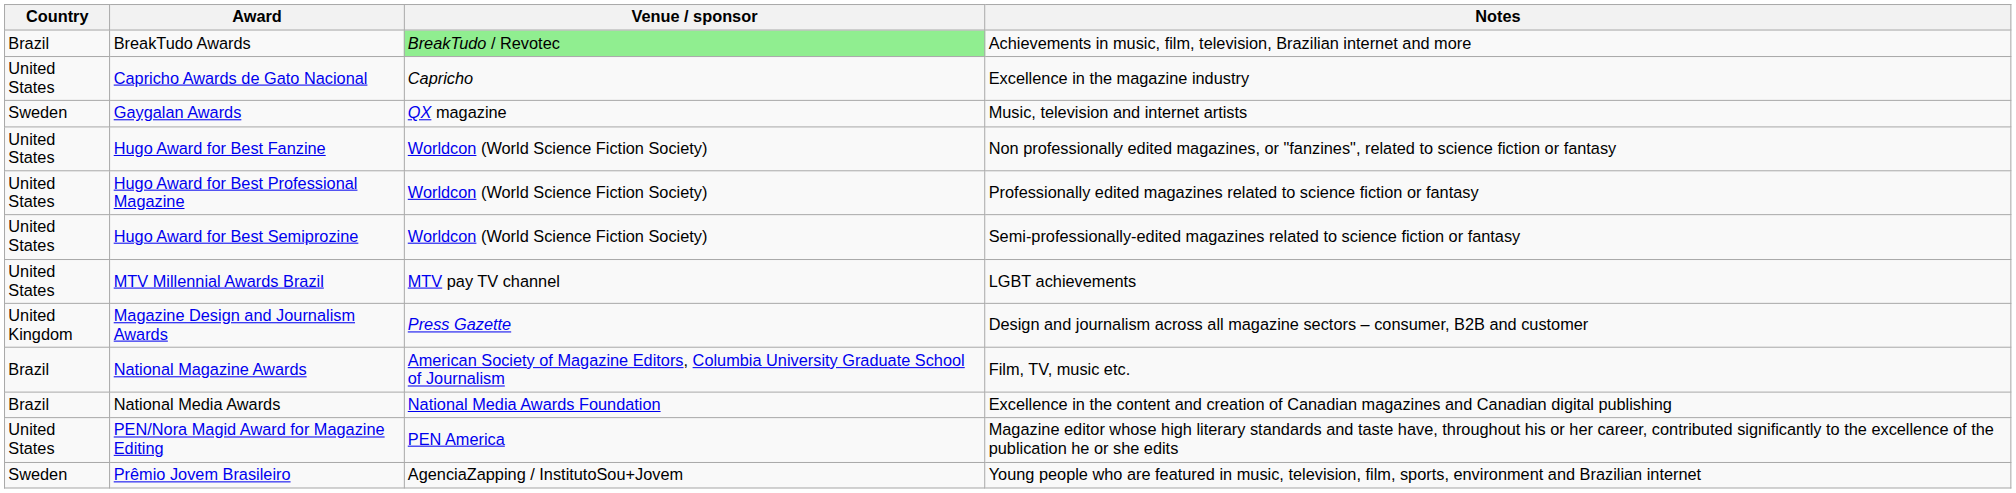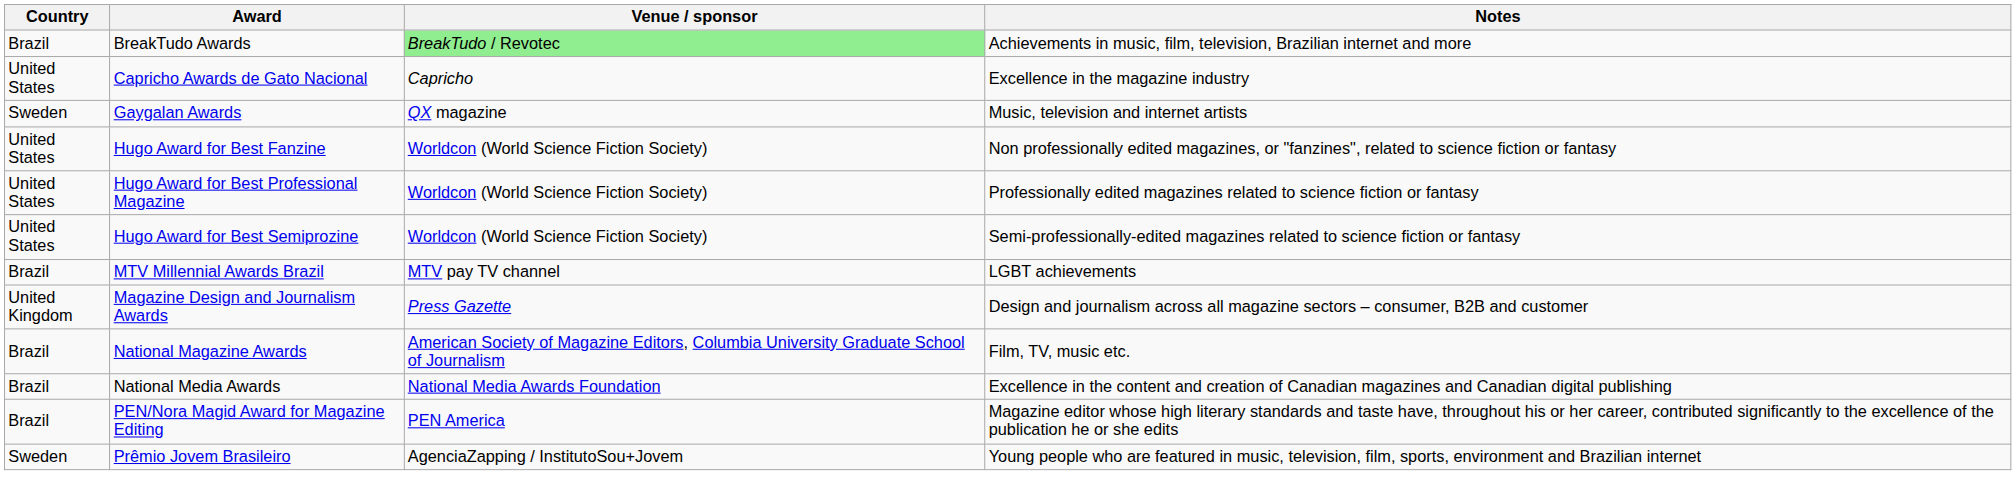(32, 281) United States -> (29, 272) Brazil
(32, 439) United States -> (29, 421) Brazil
